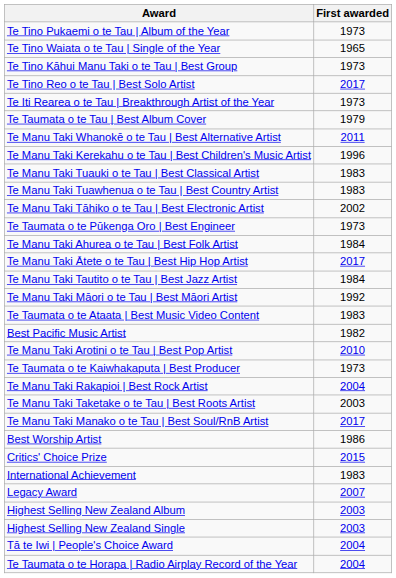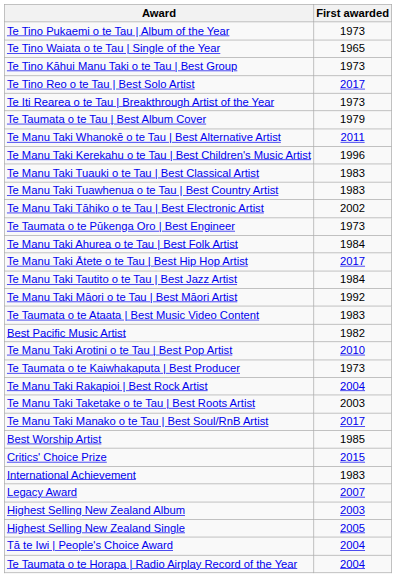(353, 439) 1986 -> (353, 439) 1985
(353, 528) 2003 -> (353, 528) 2005
